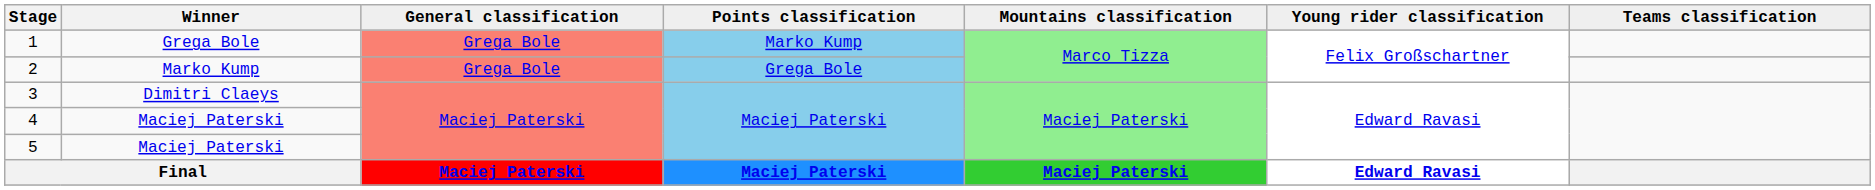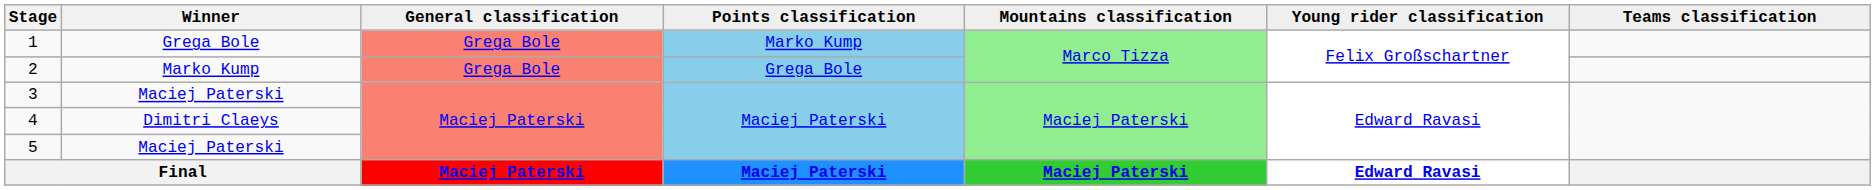(211, 95) Dimitri Claeys -> (211, 95) Maciej Paterski
(211, 121) Maciej Paterski -> (211, 121) Dimitri Claeys
